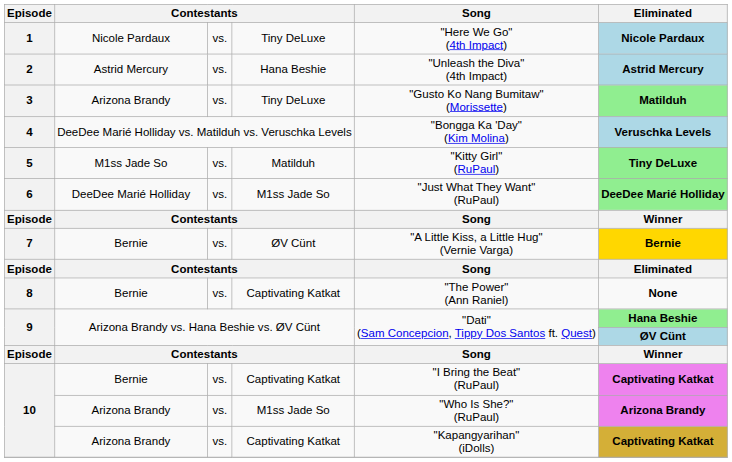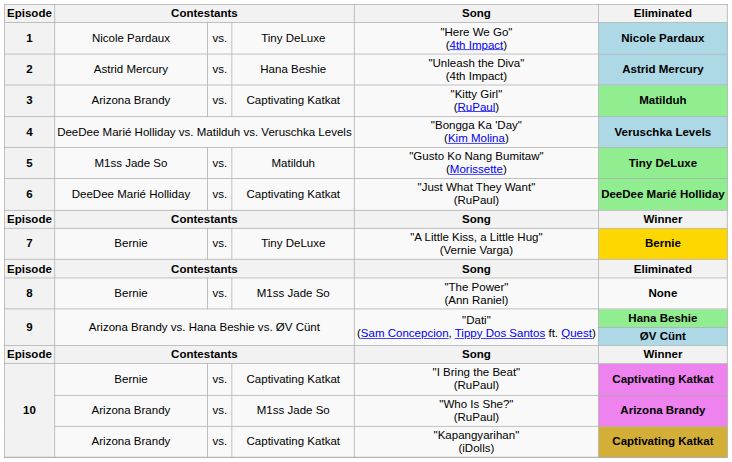(293, 100) Tiny DeLuxe -> (293, 100) Captivating Katkat
(476, 100) "Gusto Ko Nang Bumitaw" (Morissette) -> (476, 100) "Kitty Girl" (RuPaul)
(476, 163) "Kitty Girl" (RuPaul) -> (476, 163) "Gusto Ko Nang Bumitaw" (Morissette)
(293, 194) M1ss Jade So -> (293, 194) Captivating Katkat
(293, 244) ØV Cünt -> (293, 244) Tiny DeLuxe
(293, 293) Captivating Katkat -> (293, 293) M1ss Jade So
